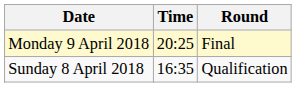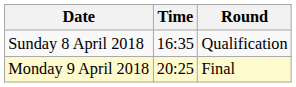rows swapped: (76, 69) <-> (79, 43)
